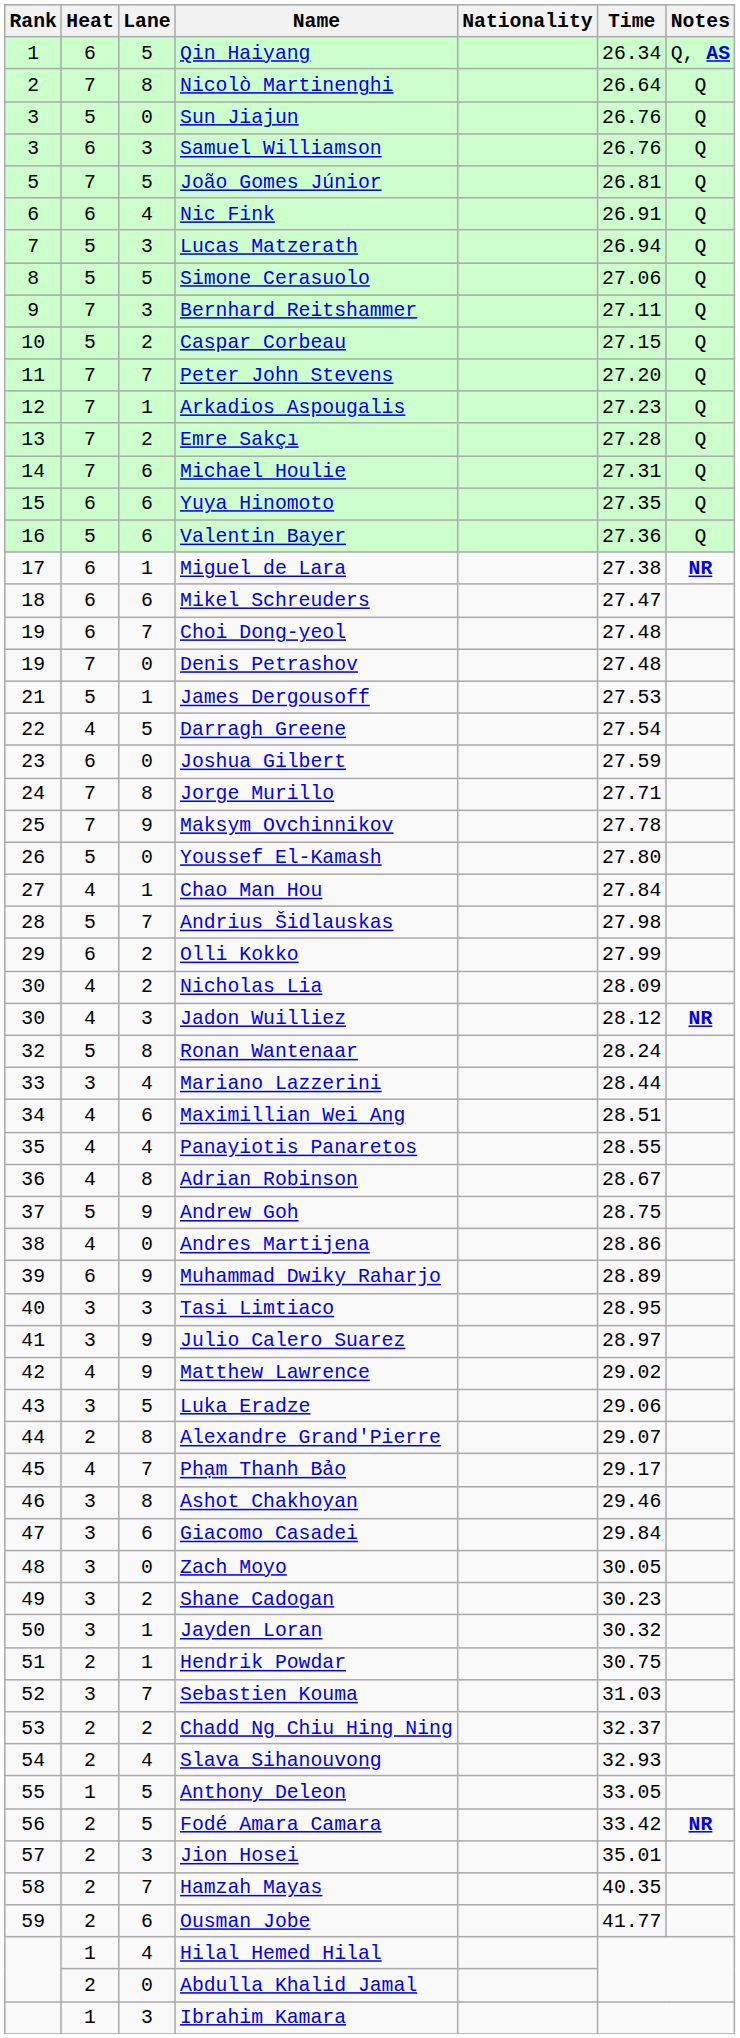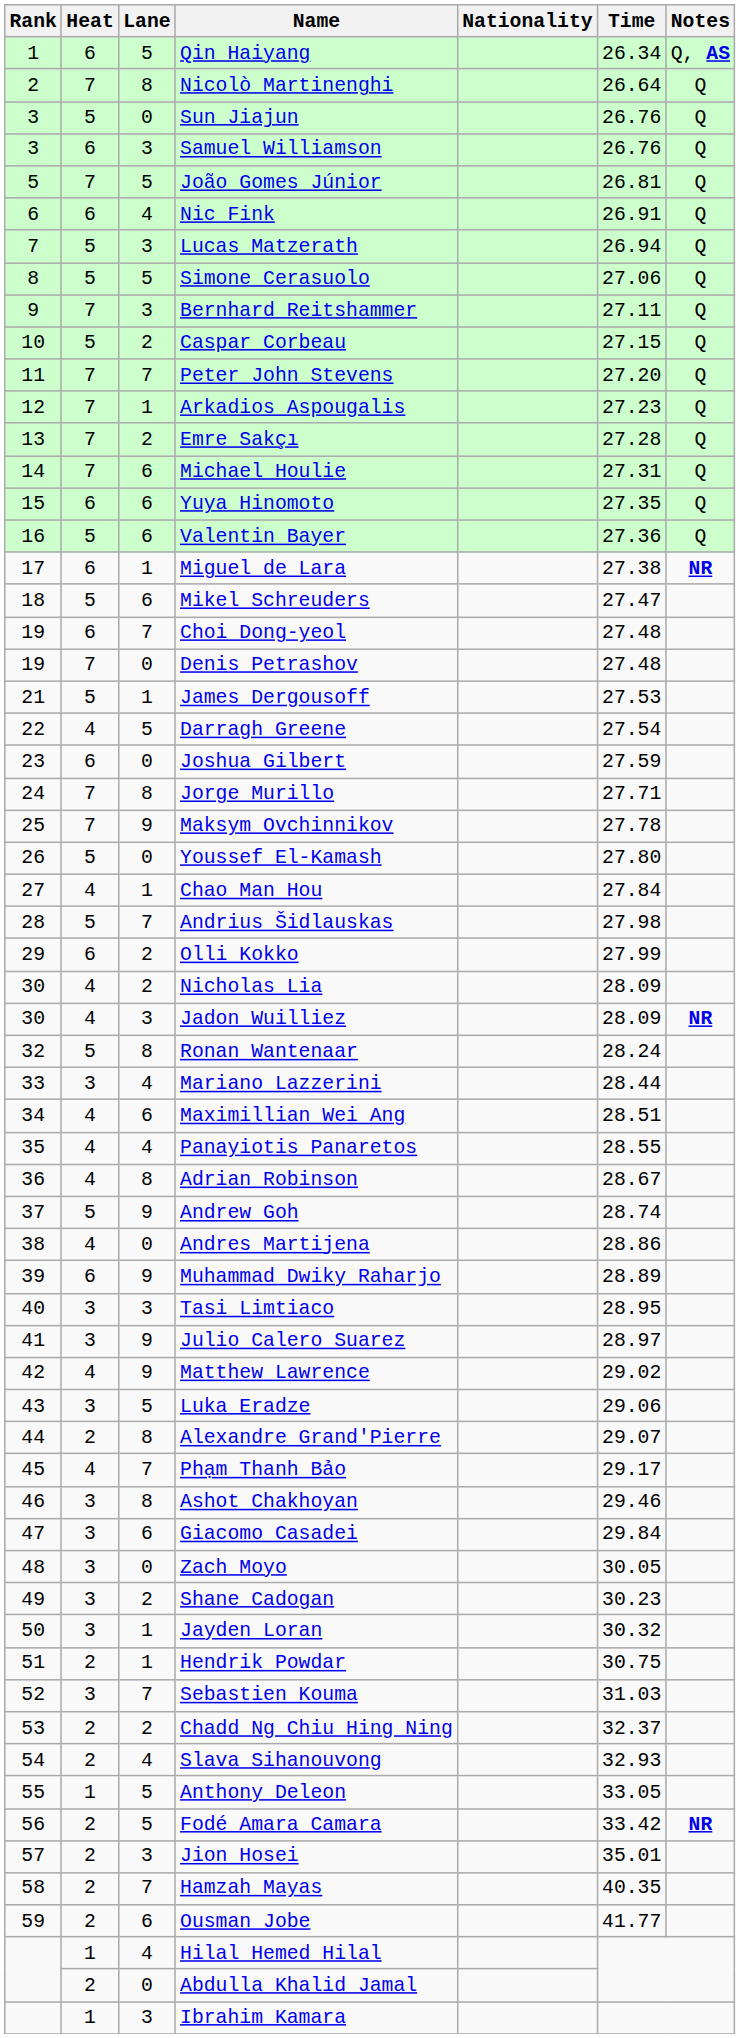(90, 601) 6 -> (90, 601) 5
(632, 1019) 28.12 -> (632, 1019) 28.09
(632, 1212) 28.75 -> (632, 1212) 28.74
